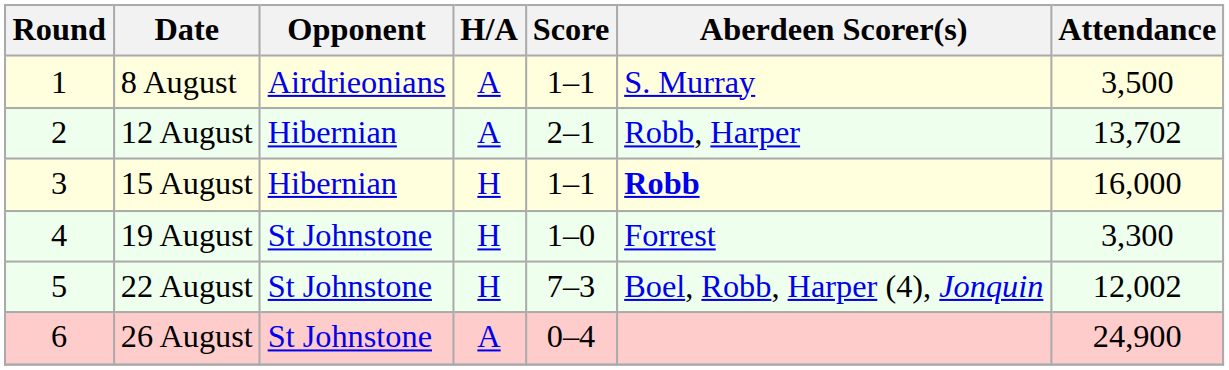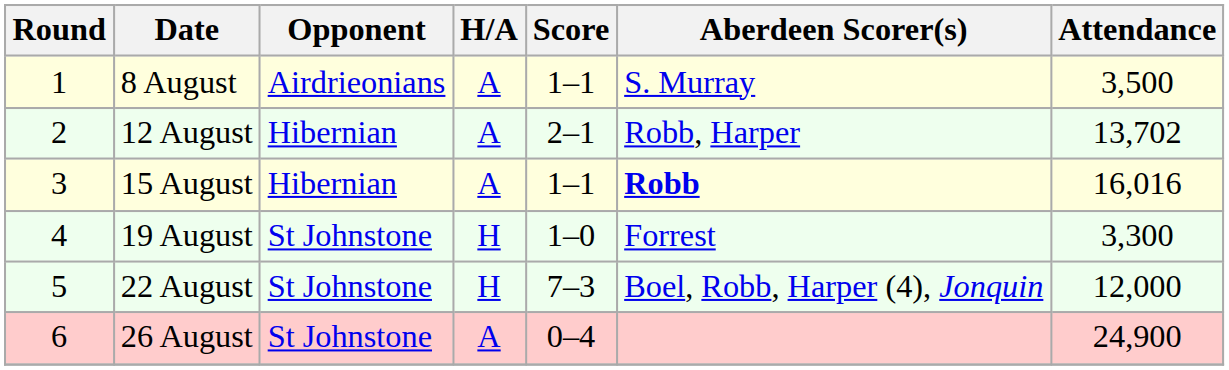(489, 183) H -> (489, 183) A
(1137, 183) 16,000 -> (1137, 183) 16,016
(1137, 286) 12,002 -> (1137, 286) 12,000
